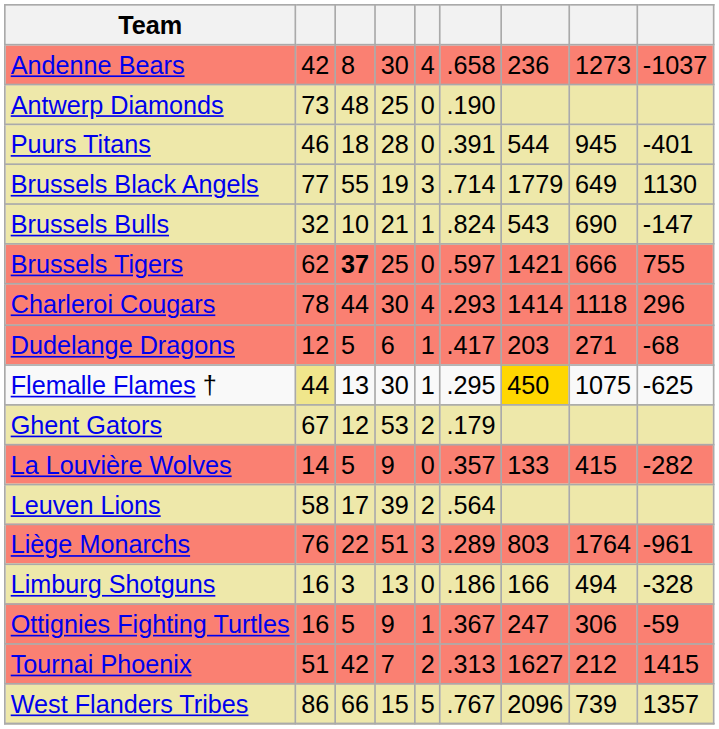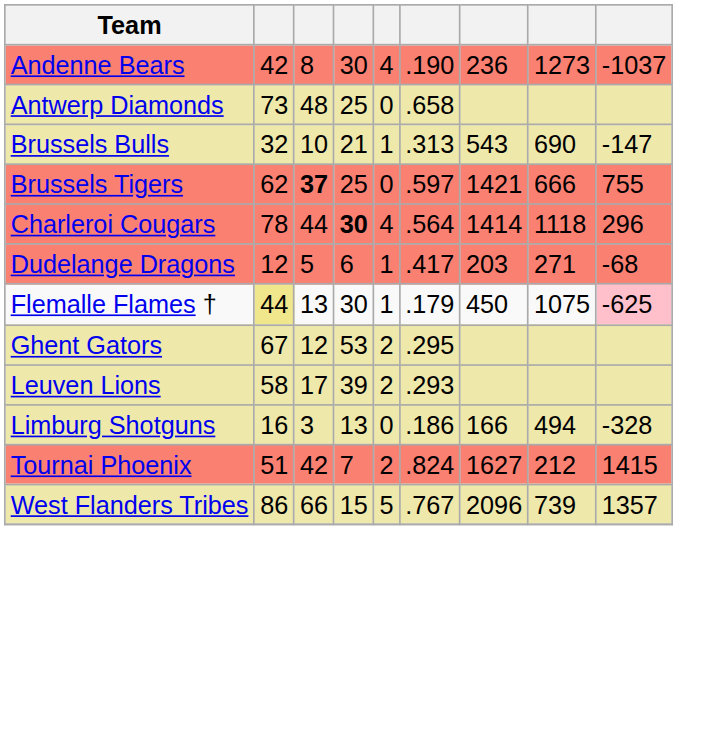(471, 65) .658 -> (430, 65) .190
(471, 105) .190 -> (430, 105) .658
- row: (81, 145)
- row: (135, 185)
(471, 225) .824 -> (430, 145) .313
(395, 305) normal -> (354, 225) bold
(471, 305) .293 -> (430, 225) .564
(471, 384) .295 -> (430, 305) .179
(528, 384) gold background -> (487, 305) no background
(668, 384) no background -> (627, 305) pink background
(471, 424) .179 -> (430, 345) .295
- row: (121, 464)
(471, 504) .564 -> (430, 384) .293
- row: (100, 544)
- row: (150, 624)
(471, 664) .313 -> (430, 464) .824
